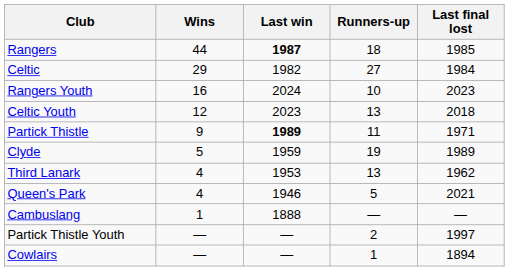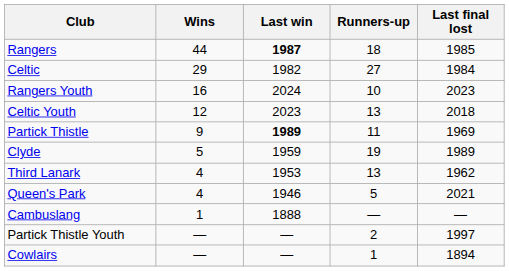(461, 132) 1971 -> (461, 132) 1969
